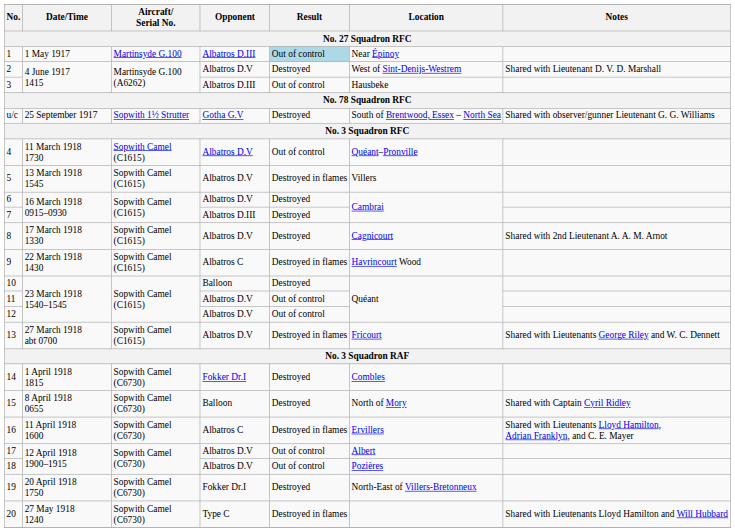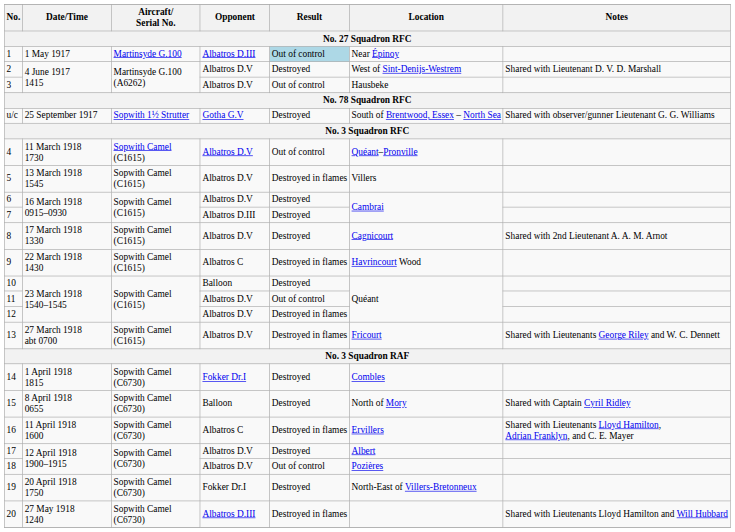(229, 85) Albatros D.III -> (228, 85) Albatros D.V
(298, 314) Out of control -> (310, 314) Destroyed in flames
(298, 451) Out of control -> (291, 451) Destroyed
(216, 514) Type C -> (229, 514) Albatros D.III
